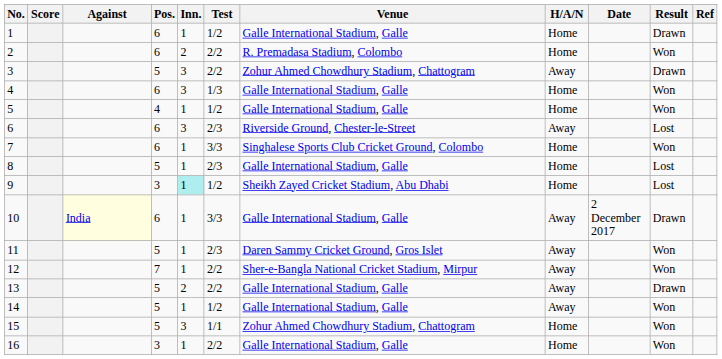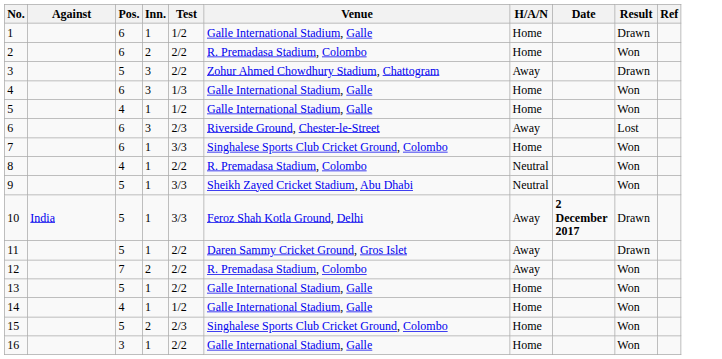- column: (45, 14)
(157, 166) 5 -> (121, 166) 4
(215, 166) 2/3 -> (179, 166) 2/2
(325, 166) Galle International Stadium, Galle -> (287, 166) R. Premadasa Stadium, Colombo
(563, 166) Home -> (531, 166) Neutral
(664, 166) Lost -> (629, 166) Won
(157, 185) 3 -> (121, 185) 5
(183, 185) paleturquoise background -> (148, 185) no background
(215, 185) 1/2 -> (179, 185) 3/3
(563, 185) Home -> (531, 185) Neutral
(664, 185) Lost -> (629, 185) Won
(78, 217) lightyellow background -> (43, 217) no background
(157, 217) 6 -> (121, 217) 5
(325, 217) Galle International Stadium, Galle -> (285, 217) Feroz Shah Kotla Ground, Delhi
(616, 217) normal -> (581, 217) bold
(215, 250) 2/3 -> (179, 250) 2/2
(664, 250) Won -> (634, 250) Drawn
(183, 269) 1 -> (148, 269) 2
(360, 269) Sher-e-Bangla National Cricket Stadium, Mirpur -> (287, 269) R. Premadasa Stadium, Colombo
(183, 288) 2 -> (148, 288) 1
(562, 288) Away -> (527, 288) Home
(669, 288) Drawn -> (629, 288) Won
(157, 307) 5 -> (121, 307) 4
(562, 307) Away -> (527, 307) Home
(183, 326) 3 -> (148, 326) 2
(215, 326) 1/1 -> (179, 326) 2/3
(359, 326) Zohur Ahmed Chowdhury Stadium, Chattogram -> (327, 326) Singhalese Sports Club Cricket Ground, Colombo
